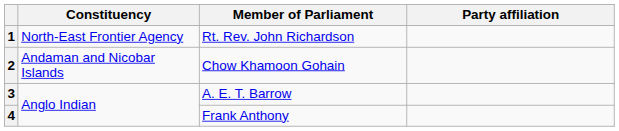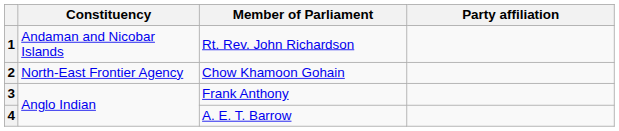(102, 36) North-East Frontier Agency -> (88, 44) Andaman and Nicobar Islands
(88, 65) Andaman and Nicobar Islands -> (102, 72) North-East Frontier Agency
(247, 94) A. E. T. Barrow -> (245, 94) Frank Anthony
(245, 115) Frank Anthony -> (247, 115) A. E. T. Barrow
